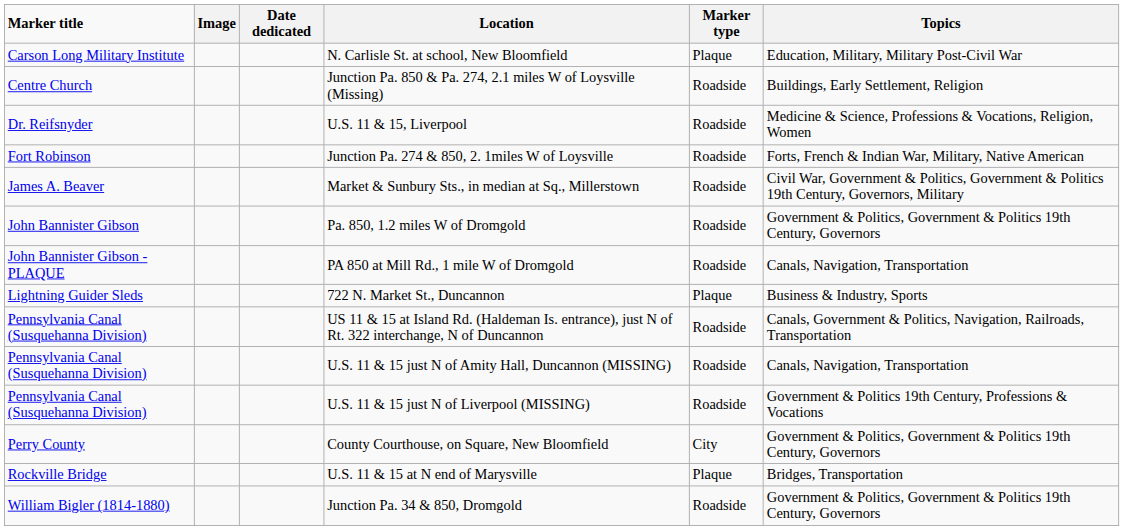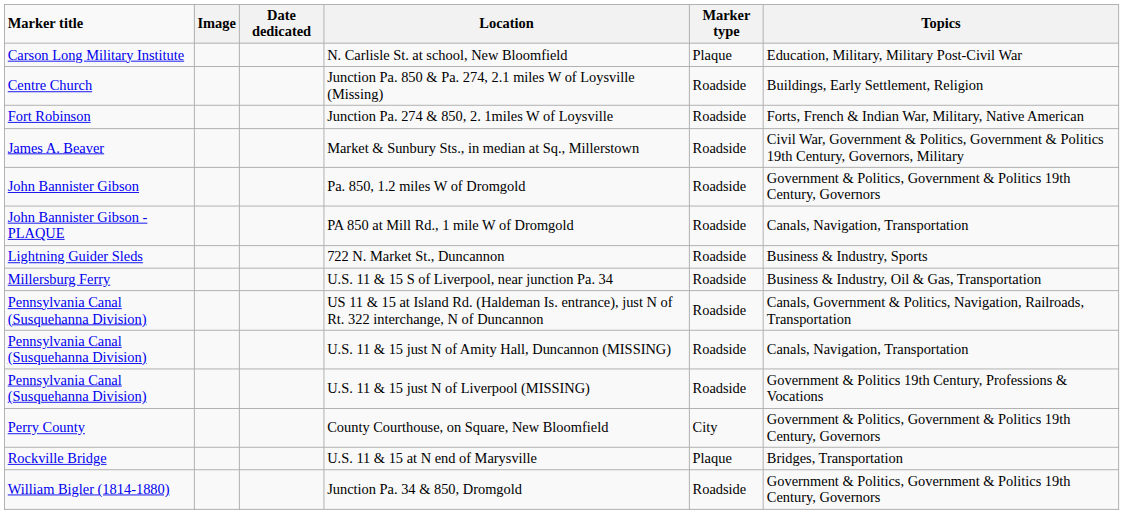- row: (397, 124)
(712, 295) Plaque -> (719, 256) Roadside
+ row: (470, 279)
